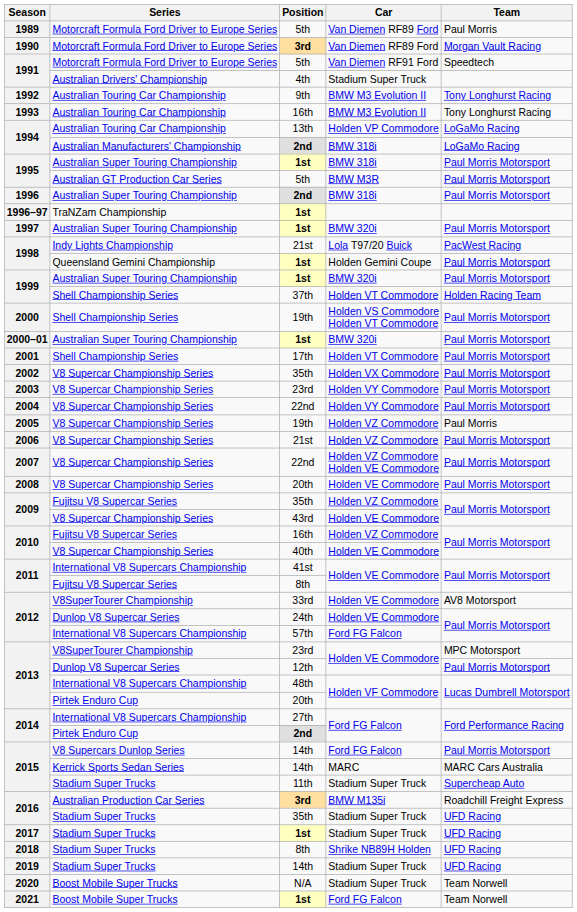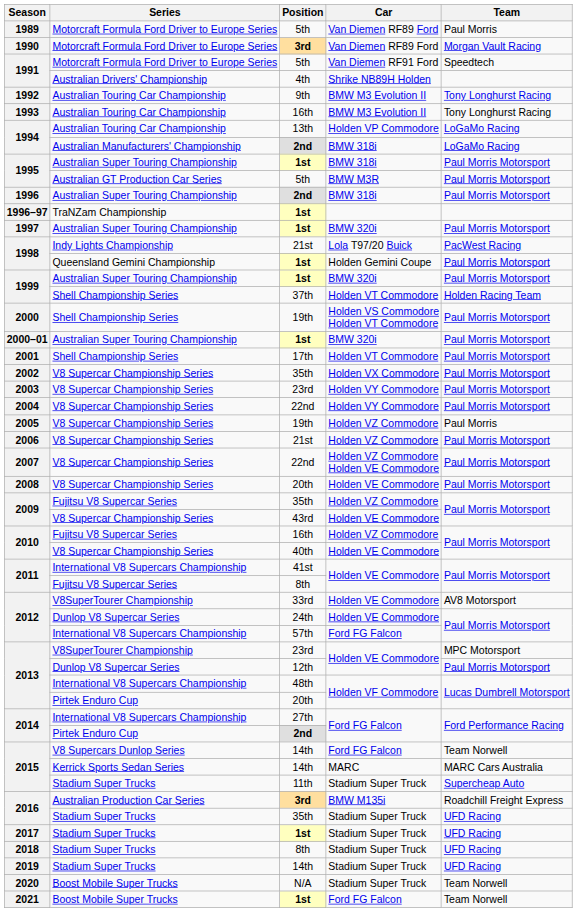(377, 79) Stadium Super Truck -> (380, 79) Shrike NB89H Holden
(497, 750) Paul Morris Motorsport -> (476, 750) Team Norwell
(380, 850) Shrike NB89H Holden -> (377, 850) Stadium Super Truck
